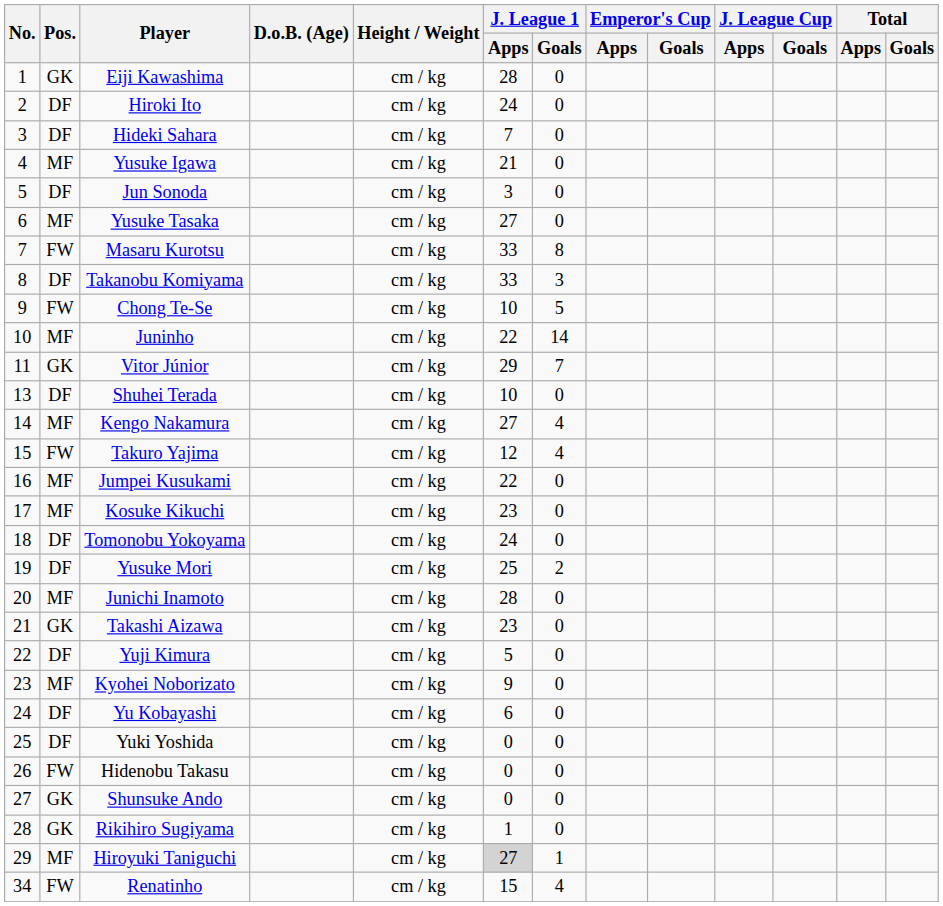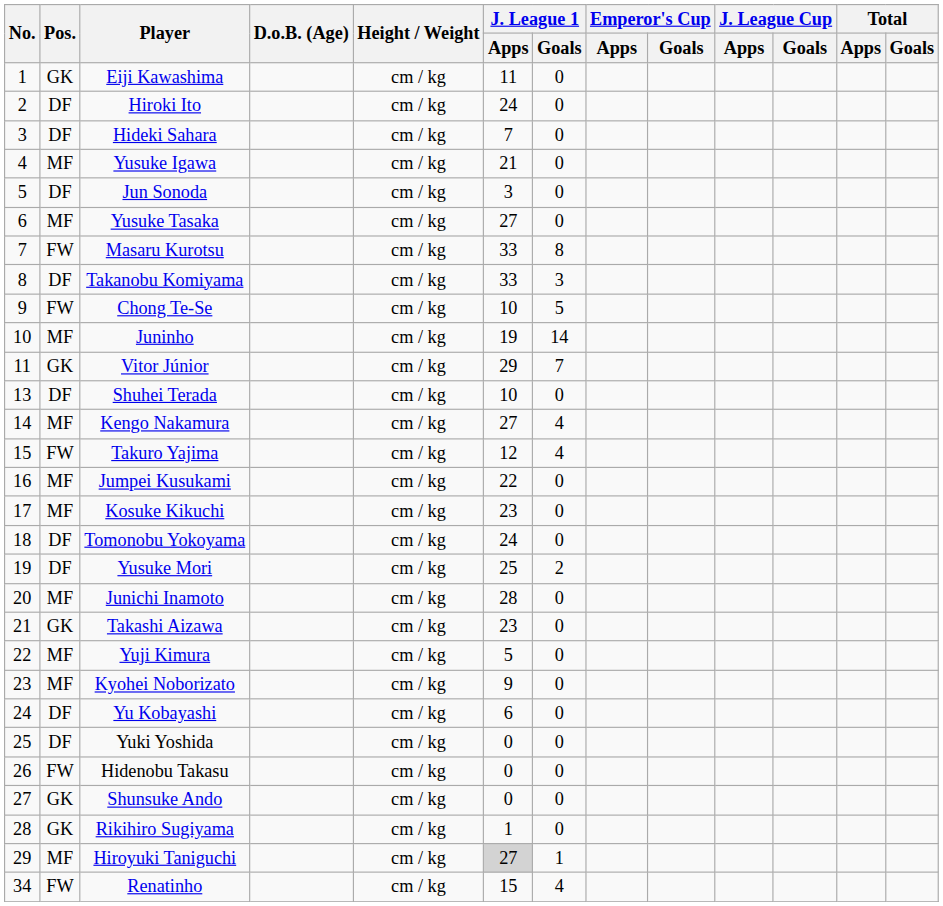(508, 76) 28 -> (508, 76) 11
(508, 337) 22 -> (508, 337) 19
(60, 655) DF -> (60, 655) MF
